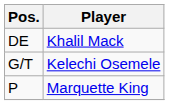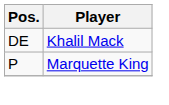- row: (21, 64)
